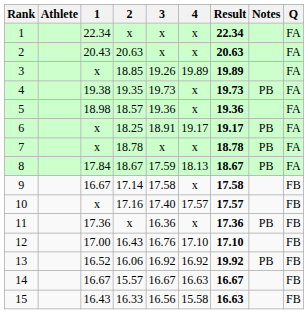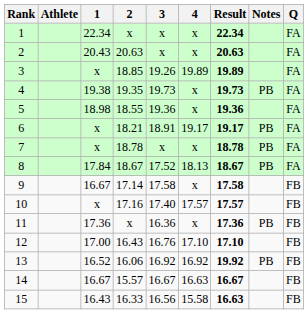(130, 109) 18.57 -> (130, 109) 18.55
(130, 128) 18.25 -> (130, 128) 18.21
(162, 166) 17.59 -> (162, 166) 17.52
